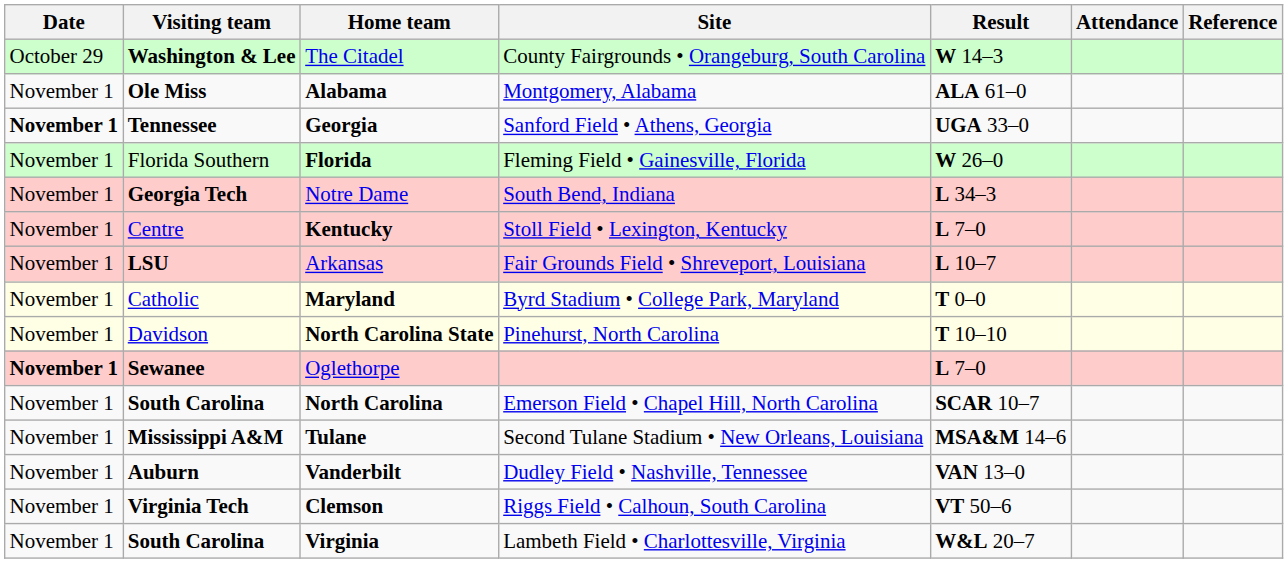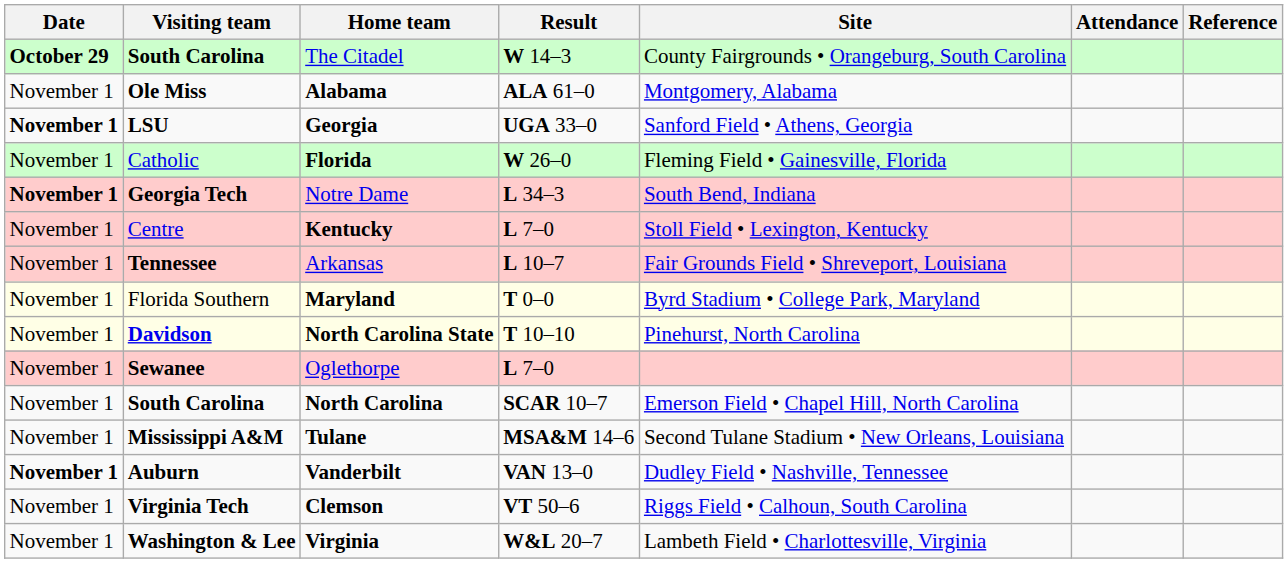columns swapped: (714, 21) <-> (1001, 21)
(56, 56) normal -> (59, 56) bold
(212, 56) Washington & Lee -> (196, 56) South Carolina
(172, 125) Tennessee -> (148, 125) LSU
(199, 160) Florida Southern -> (163, 160) Catholic
(62, 194) normal -> (64, 194) bold
(148, 264) LSU -> (172, 264) Tennessee
(163, 298) Catholic -> (199, 298) Florida Southern
(168, 333) normal -> (170, 333) bold
(64, 367) bold -> (62, 367) normal
(62, 471) normal -> (64, 471) bold
(196, 540) South Carolina -> (212, 540) Washington & Lee
